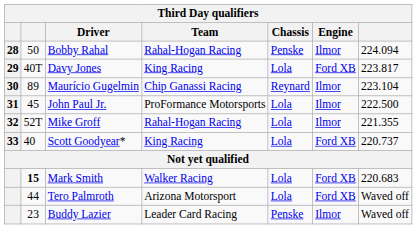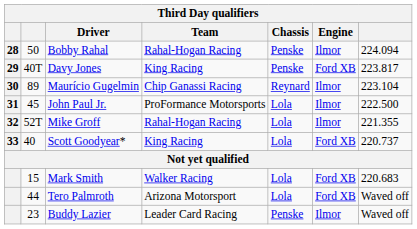(281, 68) Lola -> (287, 68) Penske
(33, 178) bold -> (33, 178) normal
